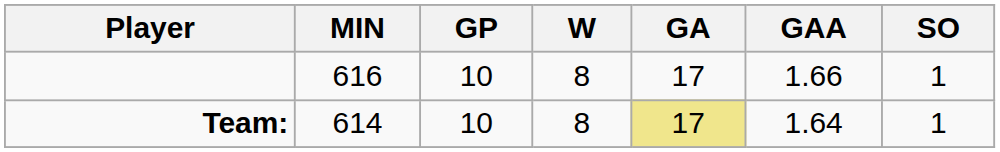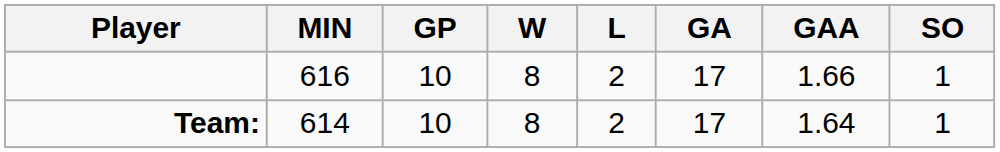+ column: (617, 28)
(688, 123) khaki background -> (709, 123) no background
